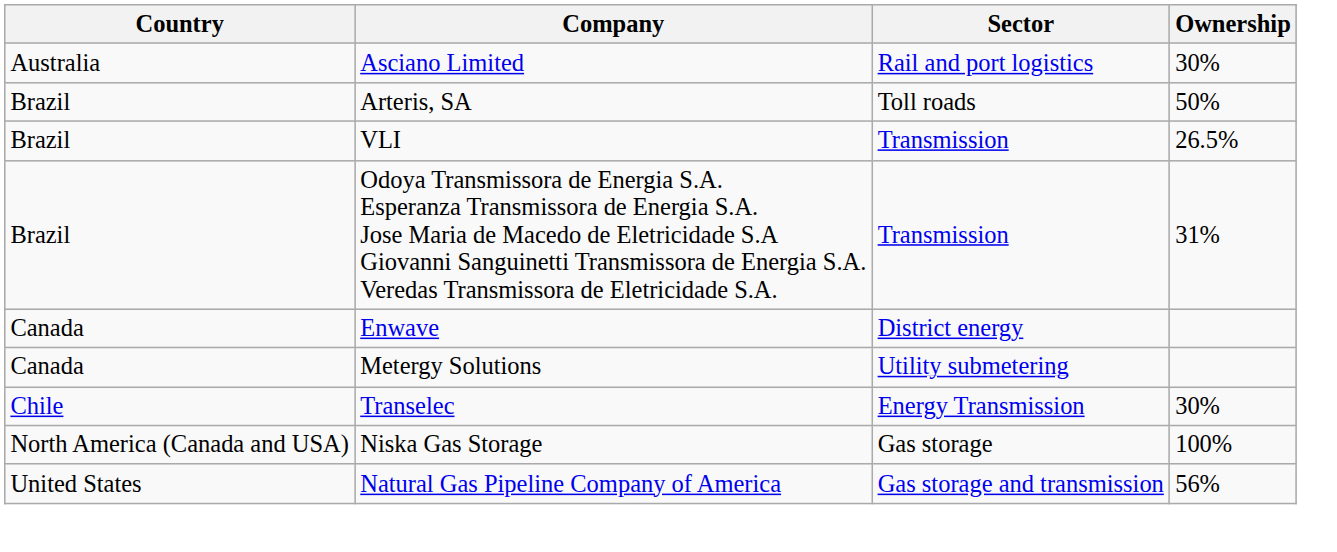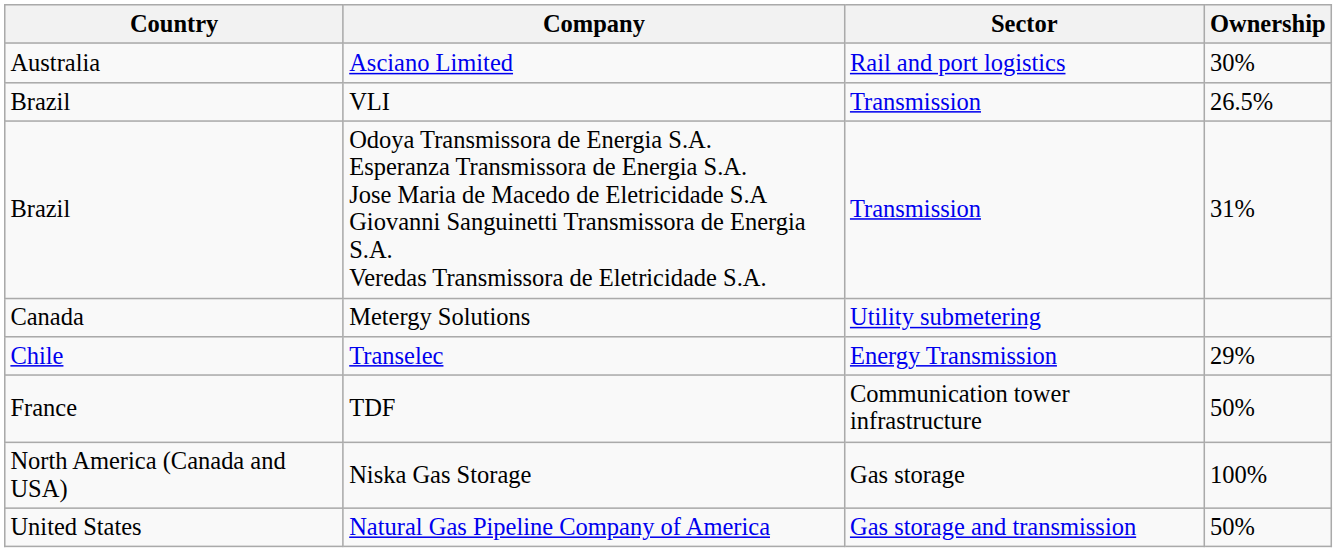- row: (416, 101)
- row: (400, 328)
(1198, 405) 30% -> (1232, 355) 29%
+ row: (372, 408)
(1198, 483) 56% -> (1232, 527) 50%
